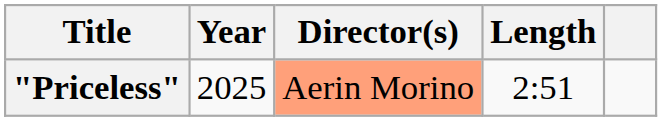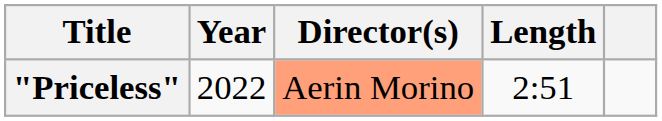(232, 87) 2025 -> (232, 87) 2022
